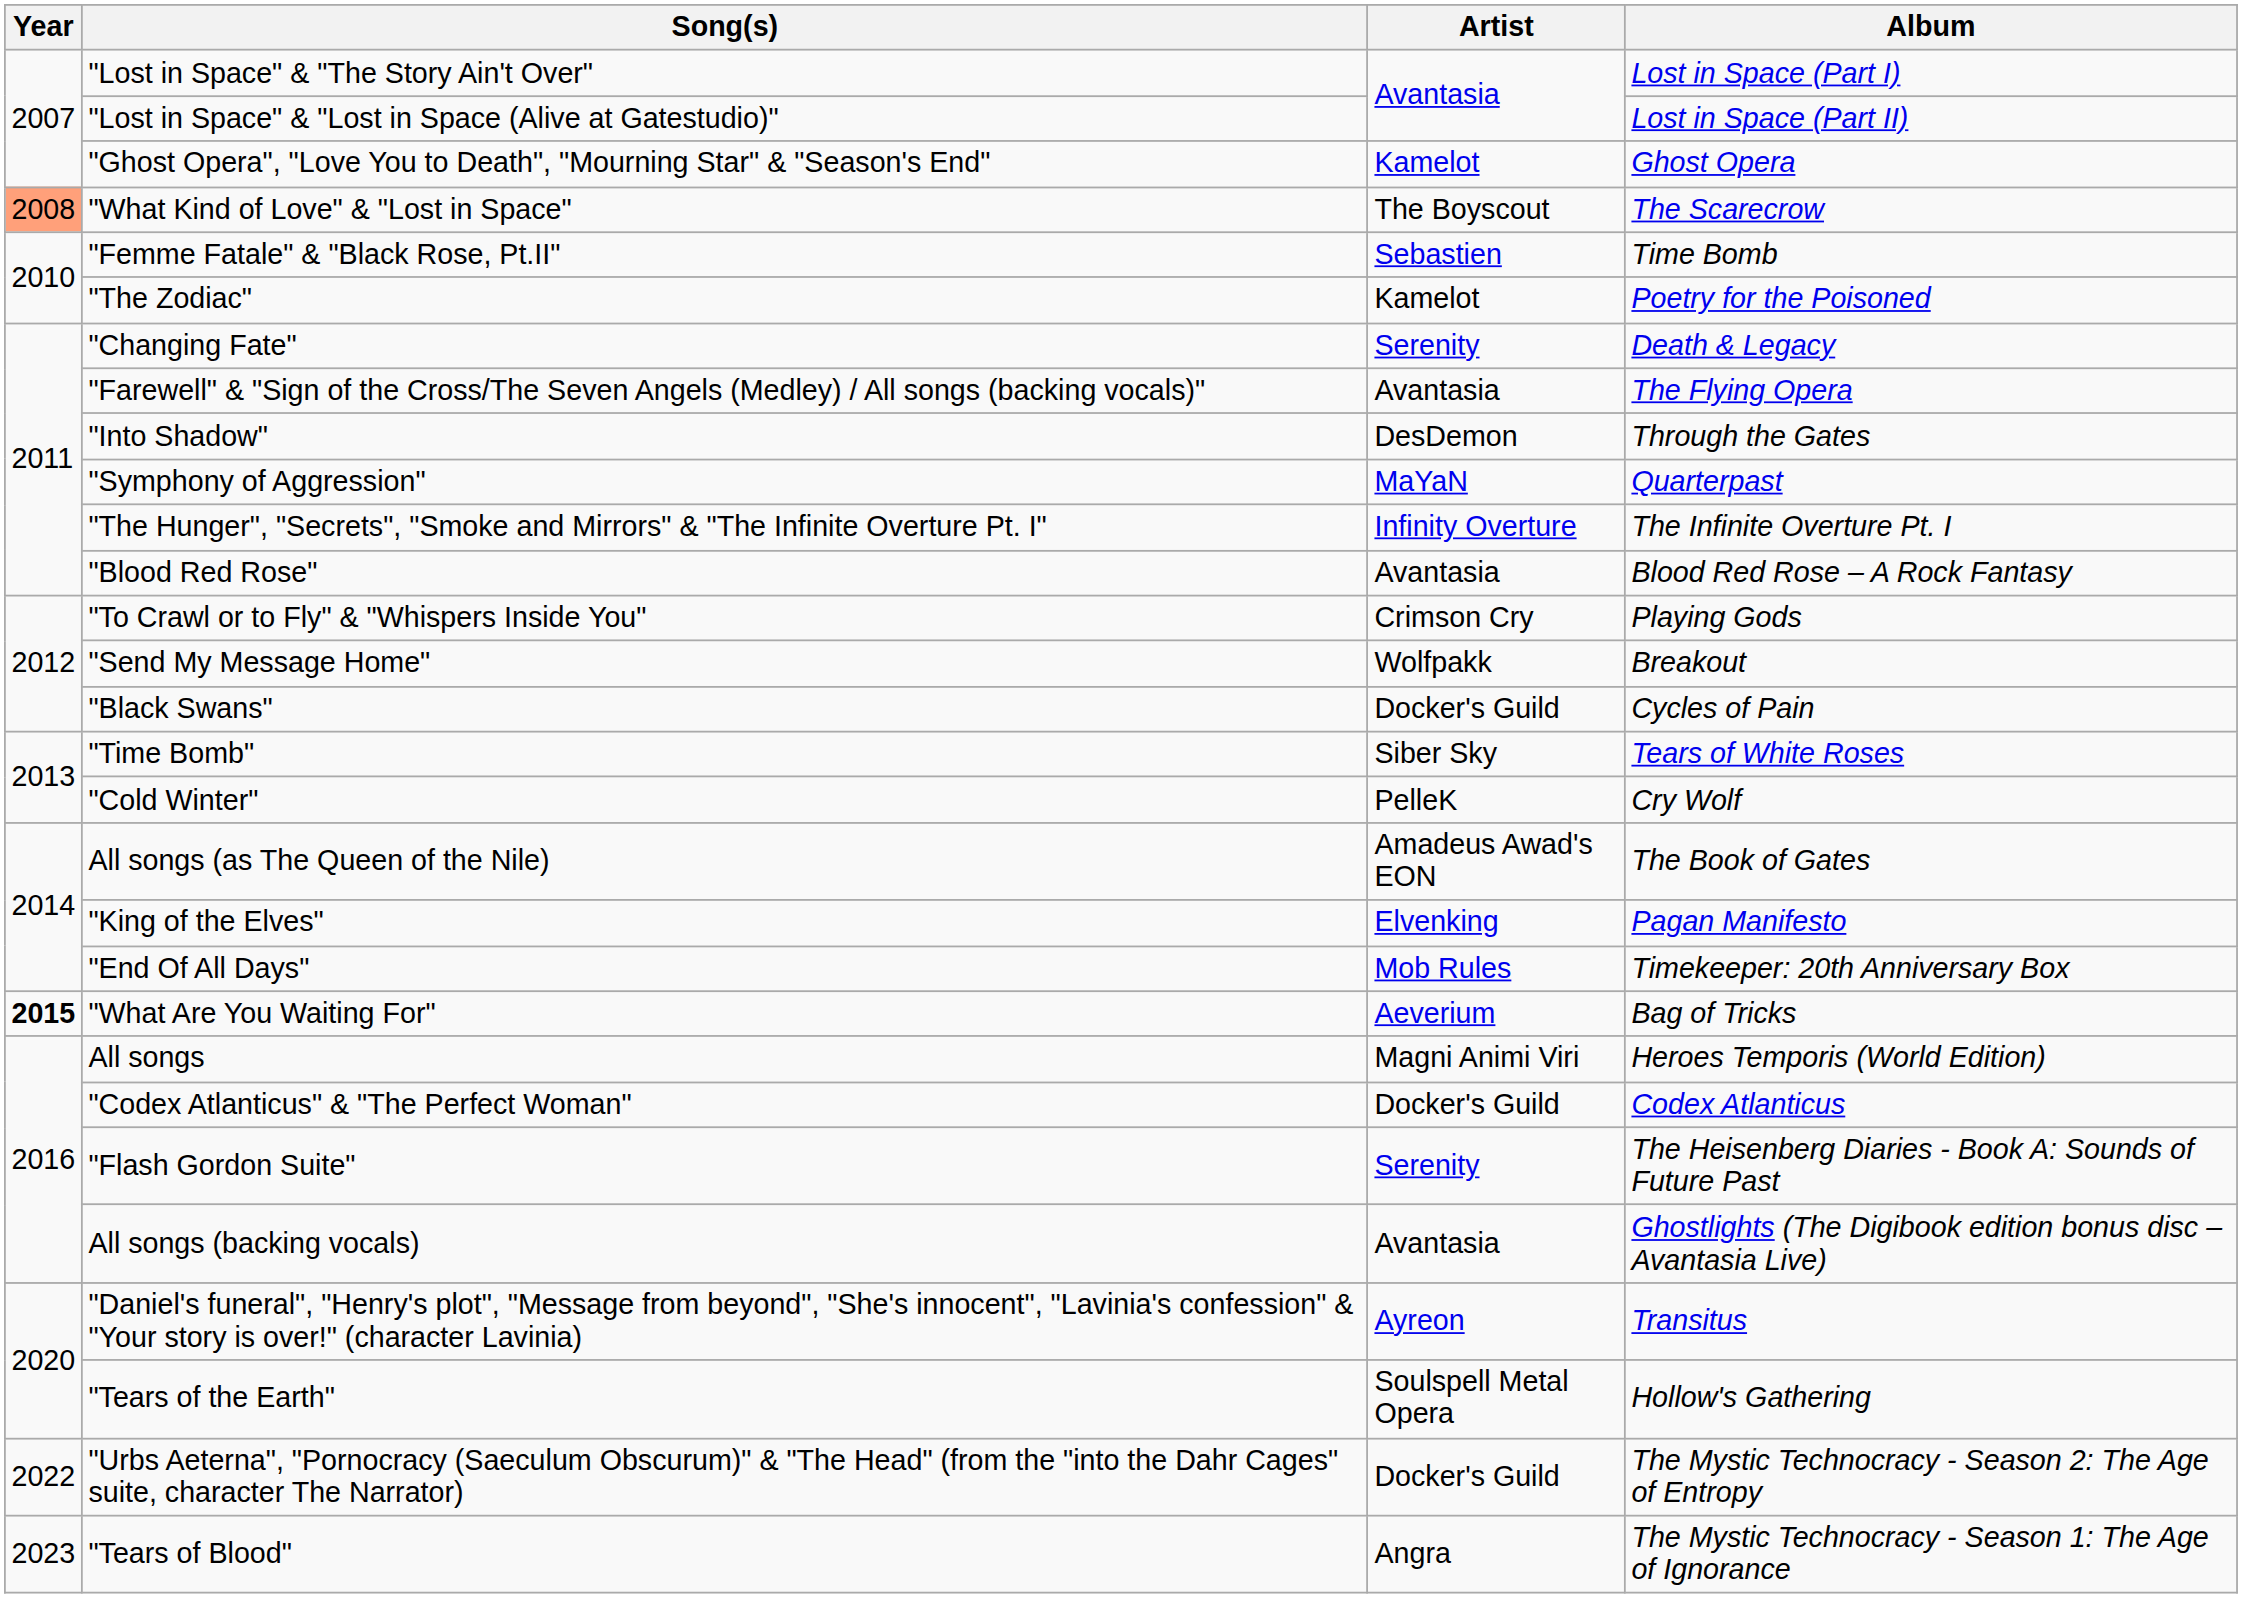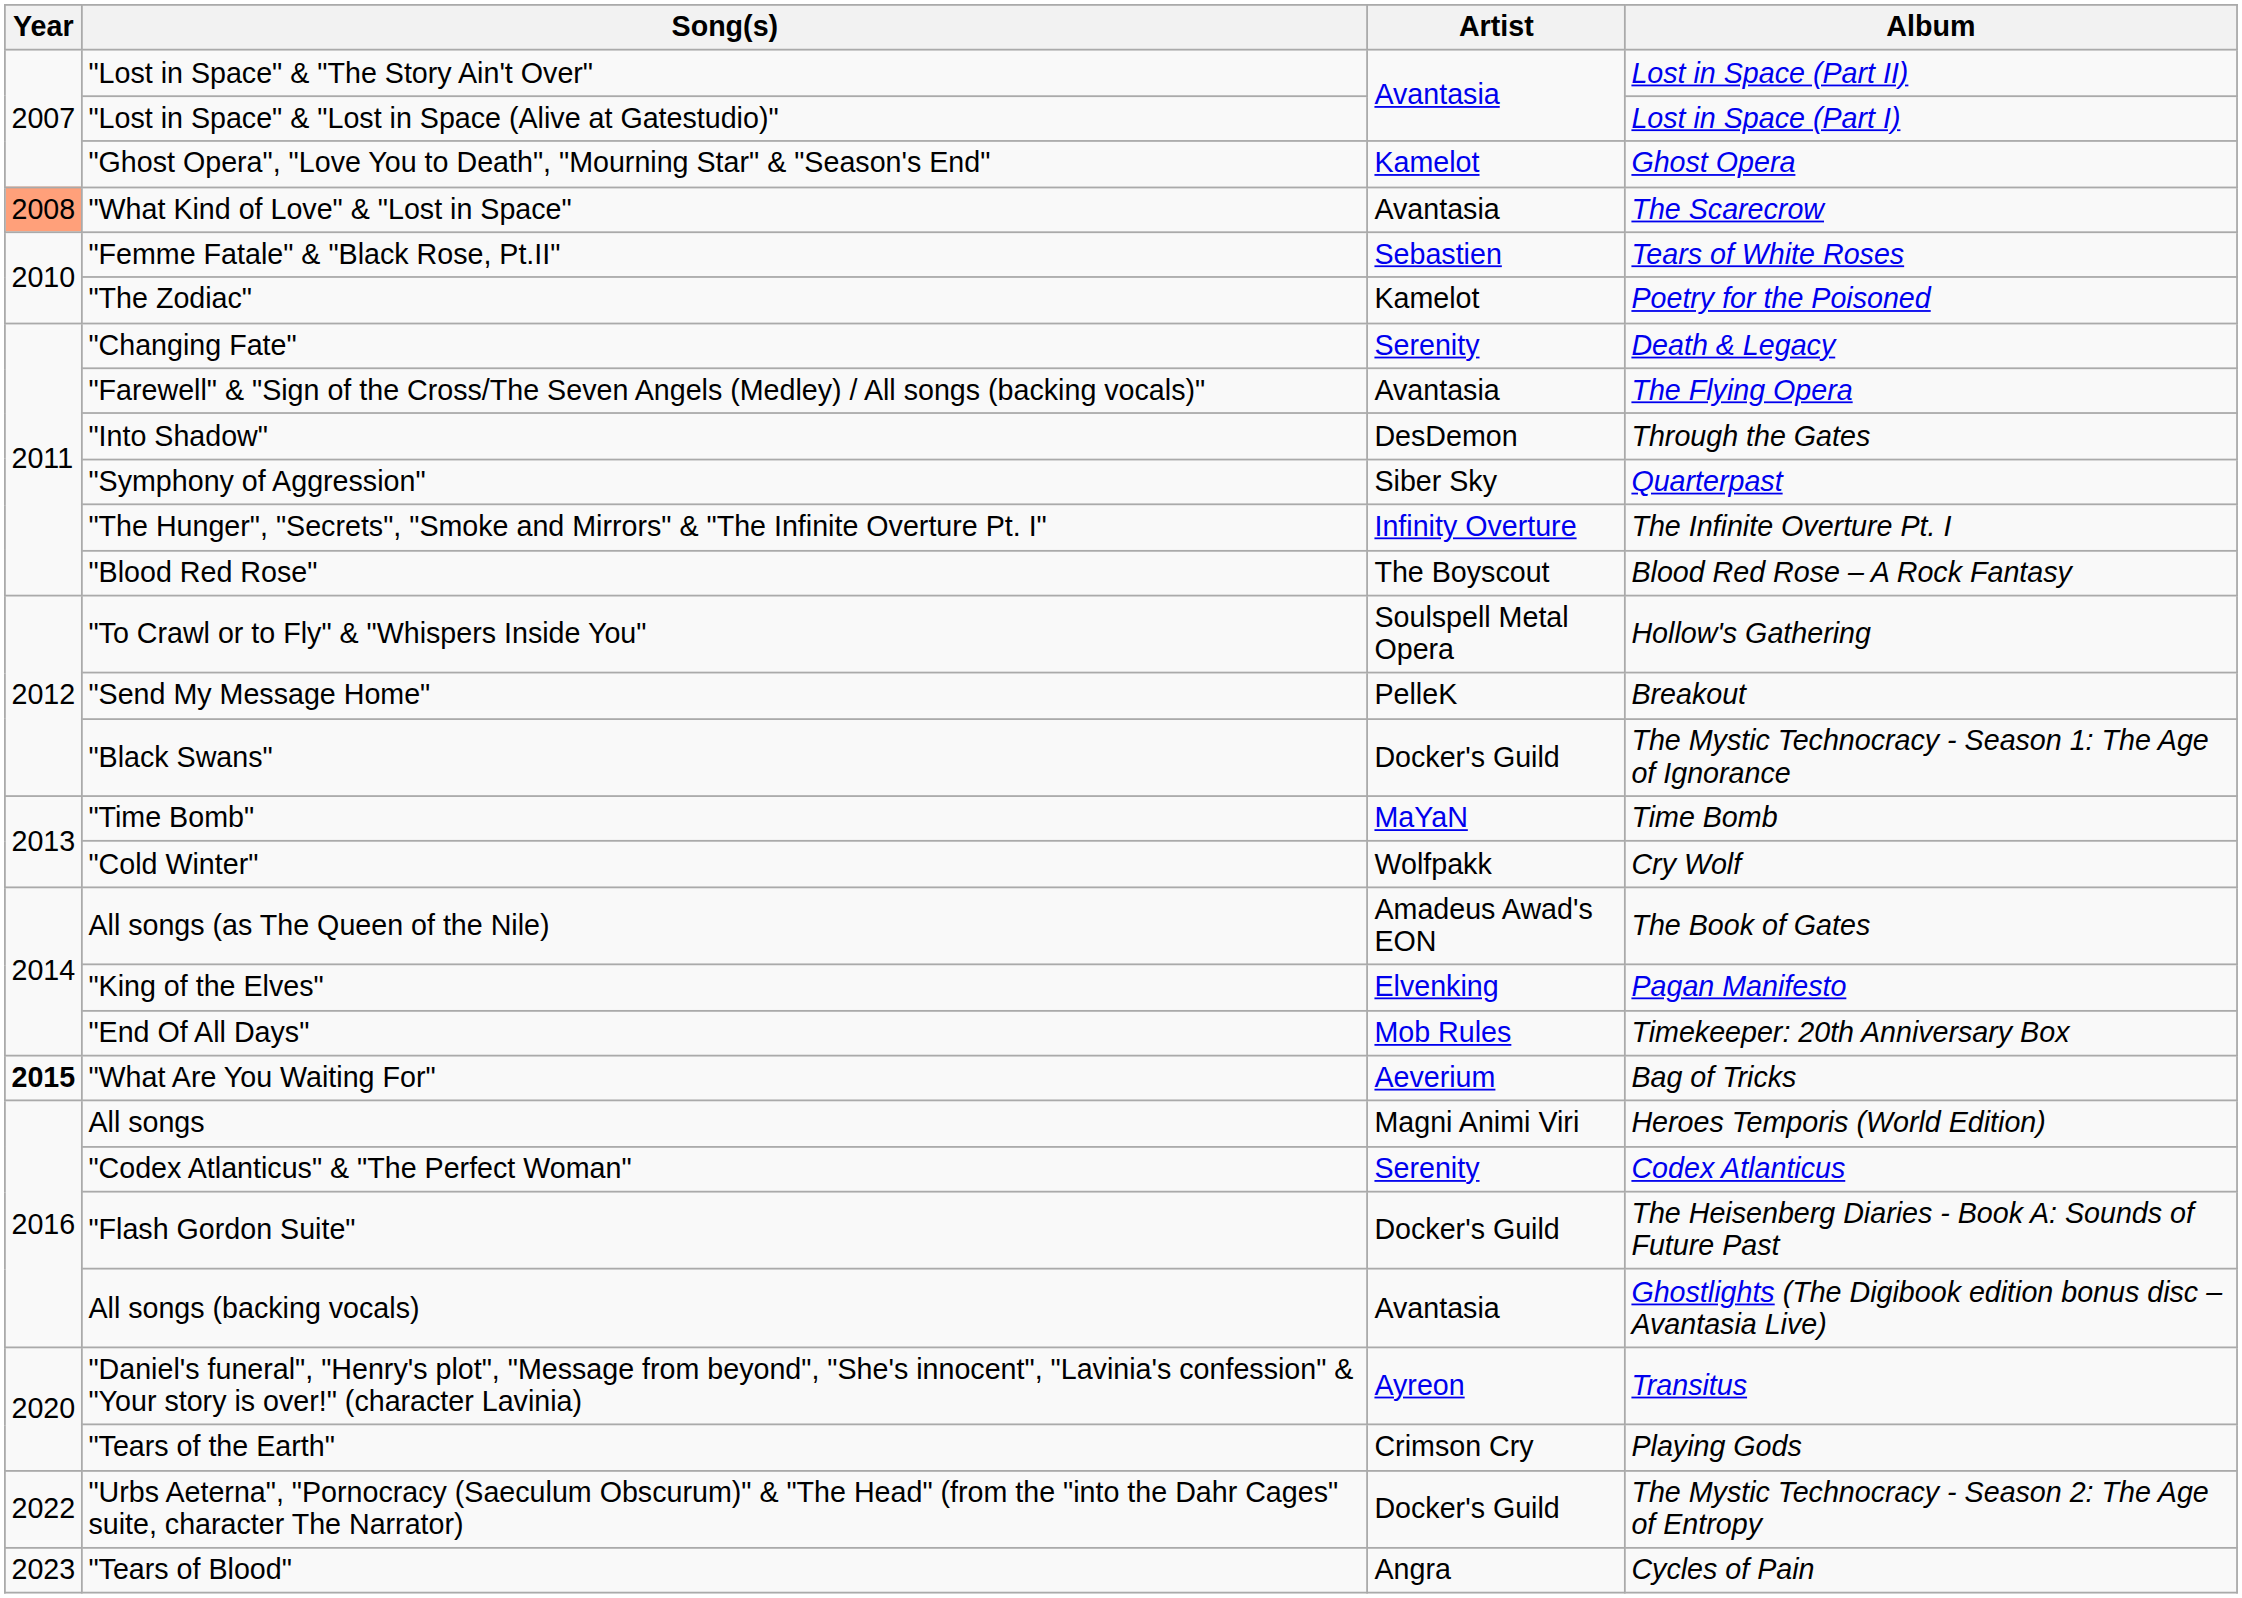(1766, 72) Lost in Space (Part I) -> (1770, 72) Lost in Space (Part II)
(1770, 118) Lost in Space (Part II) -> (1766, 118) Lost in Space (Part I)
(1462, 208) The Boyscout -> (1437, 208) Avantasia
(1704, 254) Time Bomb -> (1768, 254) Tears of White Roses
(1421, 481) MaYaN -> (1436, 481) Siber Sky
(1437, 572) Avantasia -> (1462, 572) The Boyscout
(1454, 617) Crimson Cry -> (1472, 633) Soulspell Metal Opera
(1717, 617) Playing Gods -> (1751, 633) Hollow's Gathering
(1433, 663) Wolfpakk -> (1416, 695) PelleK
(1723, 708) Cycles of Pain -> (1920, 756) The Mystic Technocracy - Season 1: The Age of Ignorance
(1436, 753) Siber Sky -> (1421, 818) MaYaN
(1768, 753) Tears of White Roses -> (1704, 818) Time Bomb
(1416, 799) PelleK -> (1433, 863) Wolfpakk
(1467, 1104) Docker's Guild -> (1427, 1168) Serenity
(1427, 1165) Serenity -> (1467, 1230) Docker's Guild
(1472, 1398) Soulspell Metal Opera -> (1454, 1446) Crimson Cry
(1751, 1398) Hollow's Gathering -> (1717, 1446) Playing Gods
(1920, 1553) The Mystic Technocracy - Season 1: The Age of Ignorance -> (1723, 1569) Cycles of Pain
